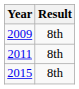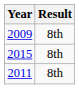rows swapped: (20, 53) <-> (20, 73)
